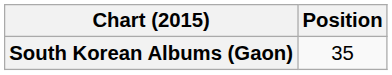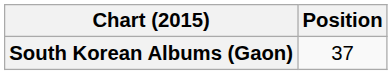(342, 52) 35 -> (342, 52) 37
